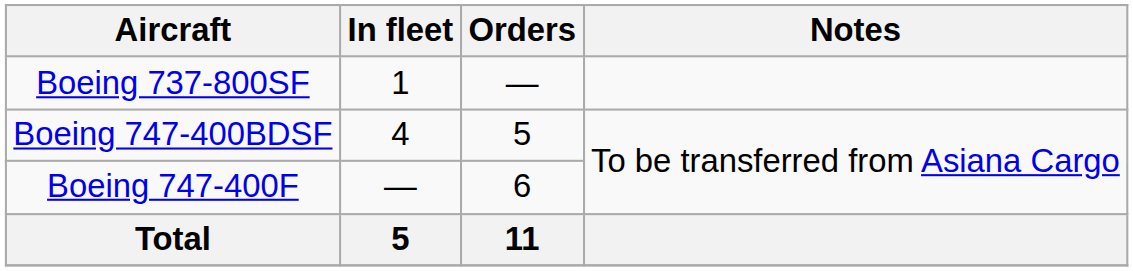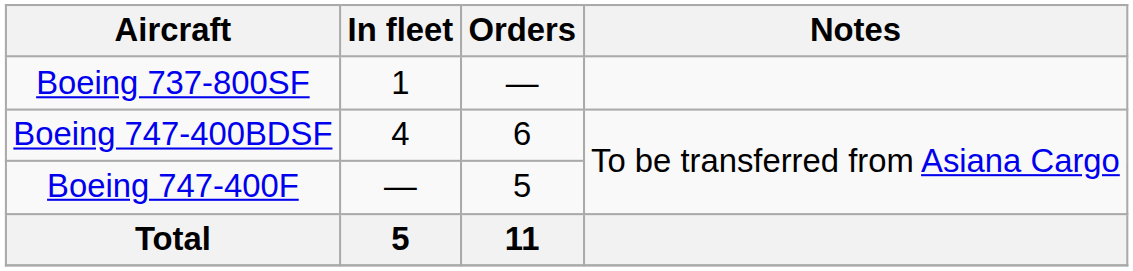(522, 134) 5 -> (522, 134) 6
(522, 186) 6 -> (522, 186) 5
